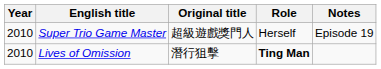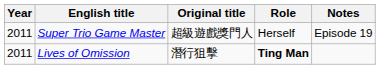(20, 33) 2010 -> (20, 33) 2011
(20, 54) 2010 -> (20, 54) 2011
